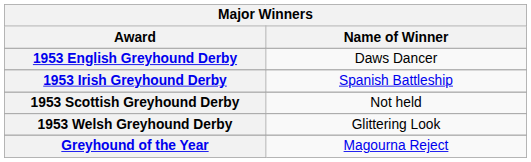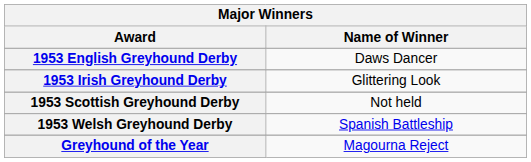(396, 80) Spanish Battleship -> (396, 80) Glittering Look
(396, 124) Glittering Look -> (396, 124) Spanish Battleship
